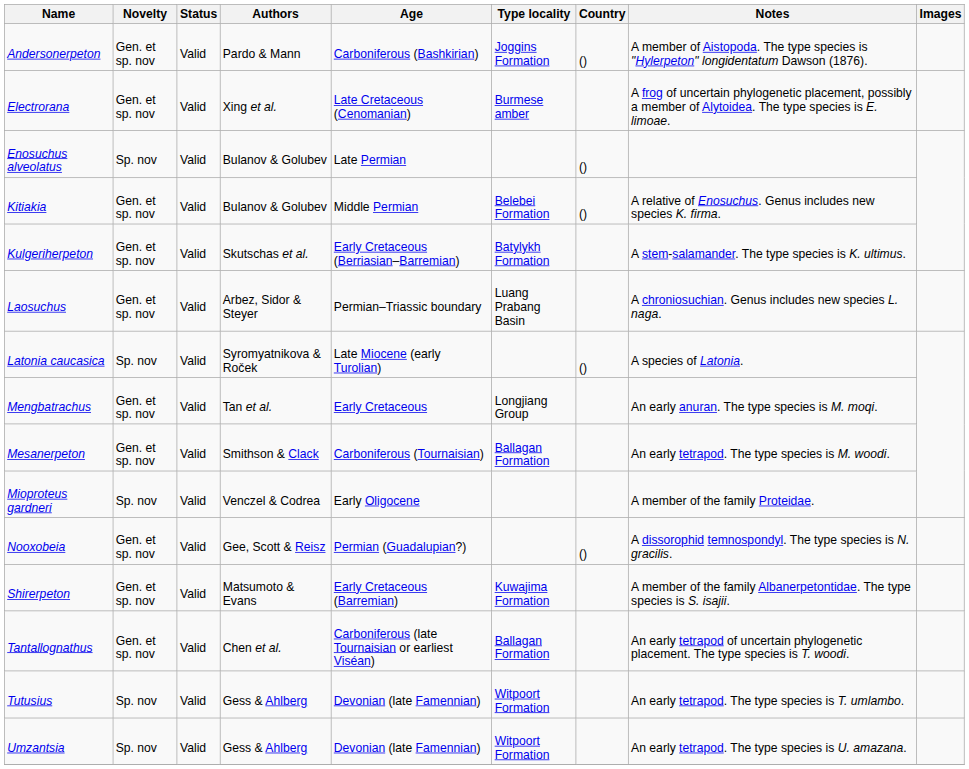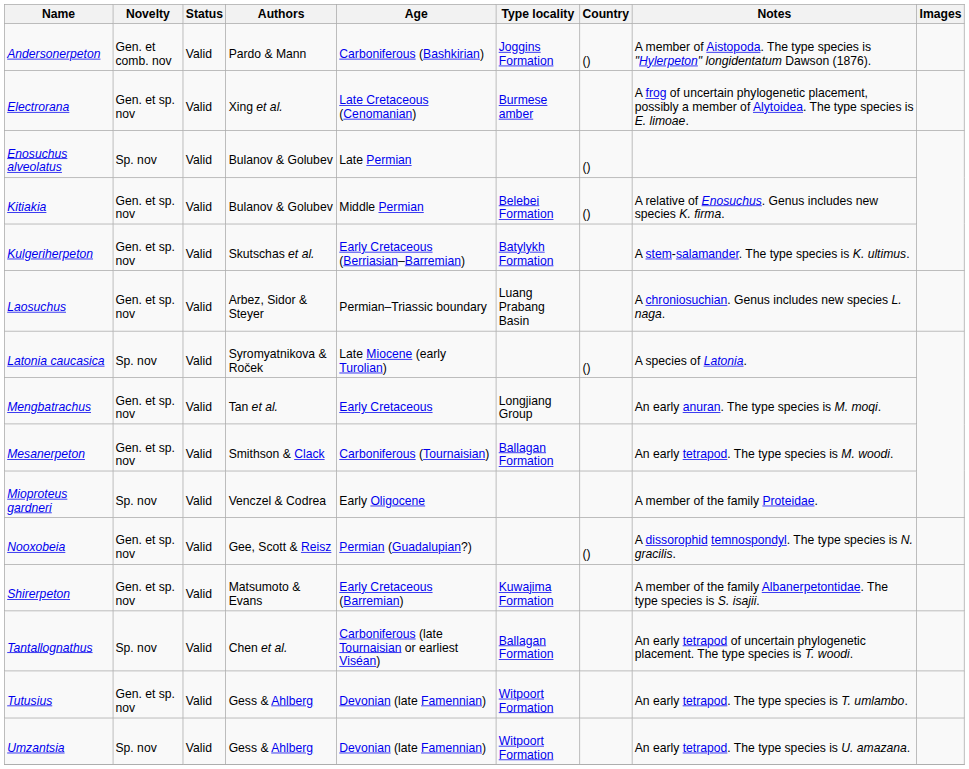(136, 53) Gen. et sp. nov -> (144, 53) Gen. et comb. nov
(136, 647) Gen. et sp. nov -> (136, 647) Sp. nov
(136, 701) Sp. nov -> (145, 701) Gen. et sp. nov
